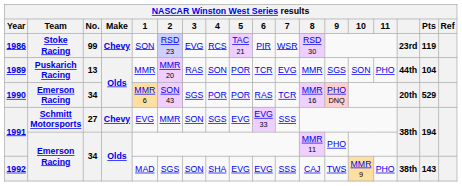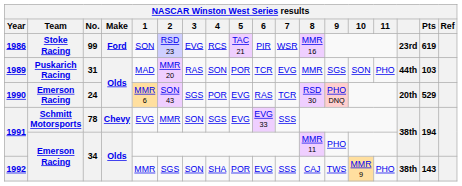(117, 46) Chevy -> (117, 46) Ford
(312, 45) RSD 30 -> (312, 45) MMR 16
(429, 46) 119 -> (429, 46) 619
(93, 70) 13 -> (93, 70) 31
(145, 70) MMR -> (145, 70) MAD
(429, 70) 104 -> (429, 70) 103
(93, 95) 34 -> (93, 95) 24
(241, 95) POR -> (241, 95) EVG
(312, 95) MMR 16 -> (312, 95) RSD 30
(93, 120) 27 -> (93, 120) 78
(145, 169) MAD -> (145, 169) MMR
(241, 169) EVG -> (241, 169) POR
